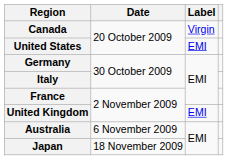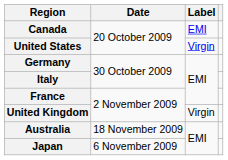(201, 29) Virgin -> (197, 29) EMI
(197, 46) EMI -> (201, 46) Virgin
(197, 113) EMI -> (201, 113) Virgin
(135, 130) 6 November 2009 -> (138, 130) 18 November 2009
(138, 146) 18 November 2009 -> (135, 146) 6 November 2009
